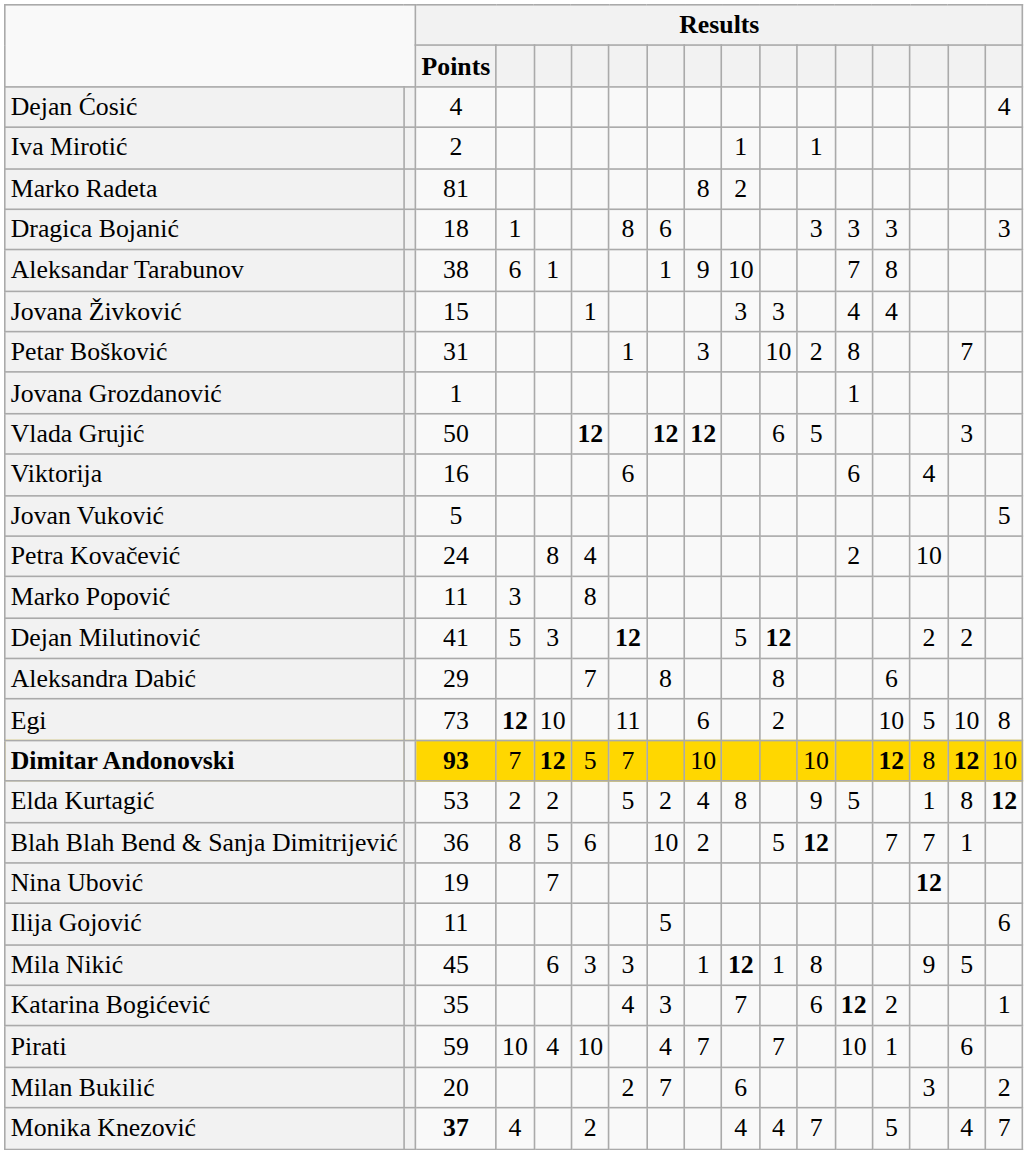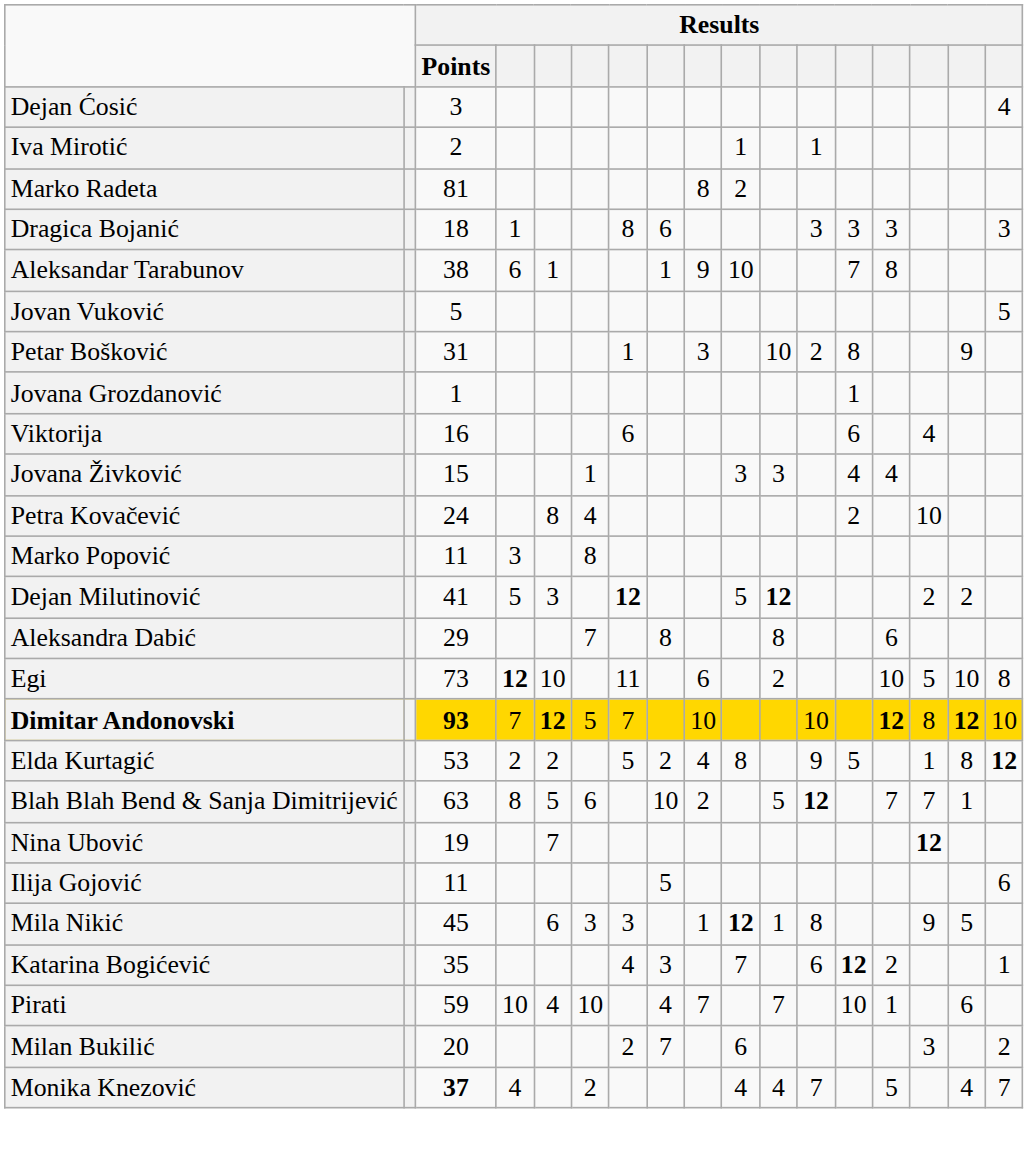(456, 106) 4 -> (456, 106) 3
rows swapped: (96, 310) <-> (87, 515)
(967, 351) 7 -> (967, 351) 9
- row: (78, 433)
(456, 842) 36 -> (456, 801) 63
